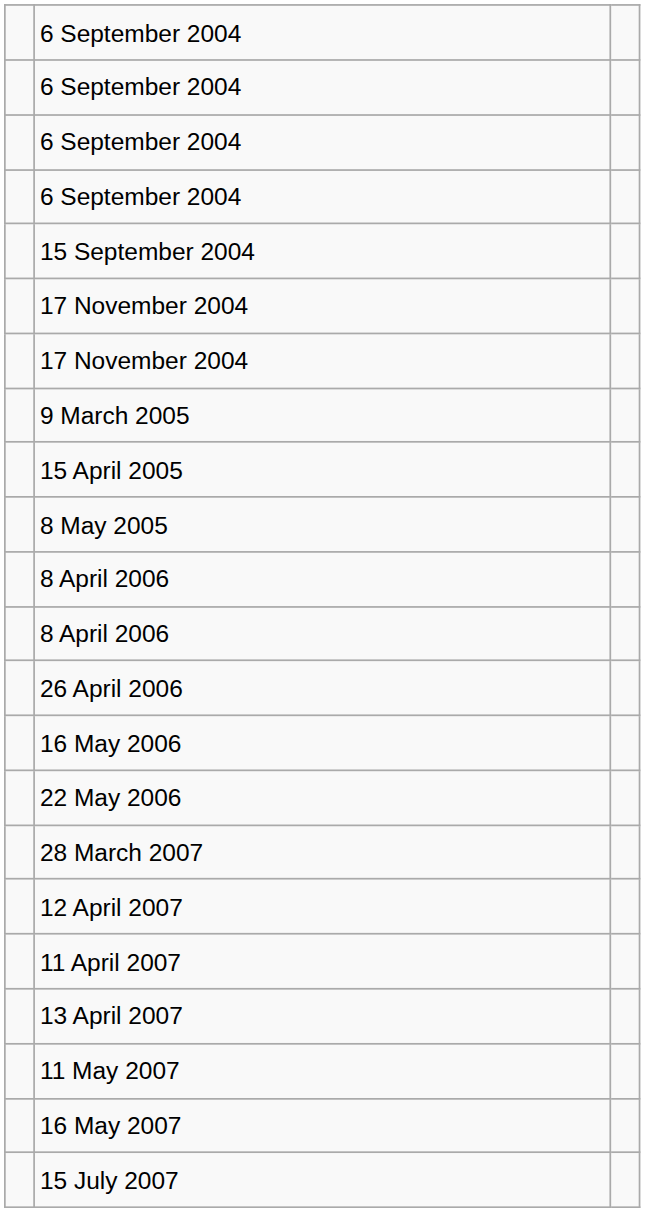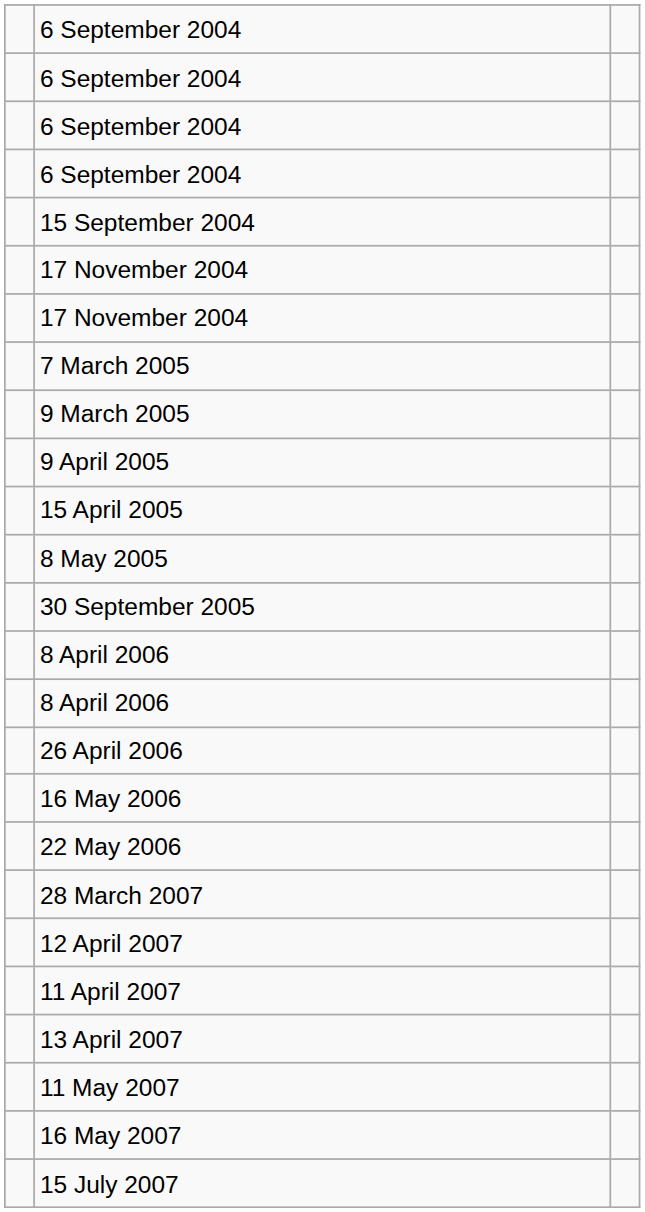+ row: (19, 366)
+ row: (19, 462)
+ row: (19, 606)
